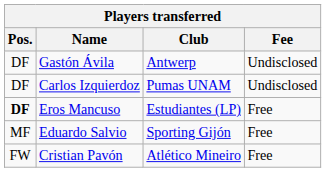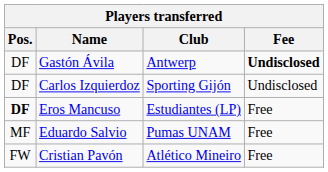(282, 62) normal -> (284, 62) bold
(189, 86) Pumas UNAM -> (189, 86) Sporting Gijón
(189, 132) Sporting Gijón -> (189, 132) Pumas UNAM
